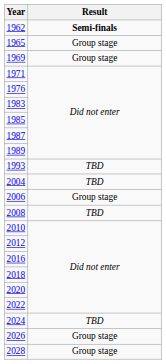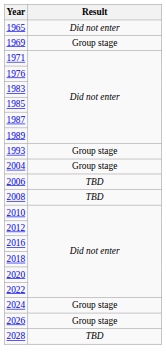- row: (16, 28)
(95, 43) Group stage -> (95, 28) Did not enter
(95, 166) TBD -> (95, 151) Group stage
(95, 182) TBD -> (95, 166) Group stage
(95, 197) Group stage -> (95, 182) TBD
(95, 321) TBD -> (95, 305) Group stage
(95, 352) Group stage -> (95, 336) TBD
